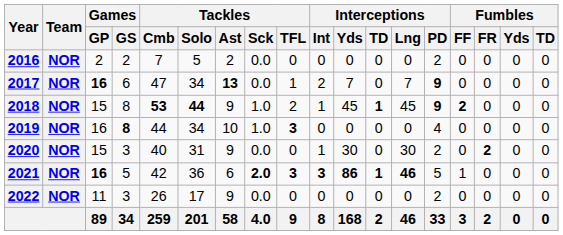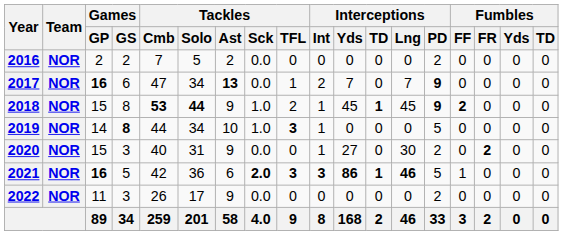(99, 128) 16 -> (99, 128) 14
(321, 128) 0 -> (321, 128) 1
(437, 128) 4 -> (437, 128) 5
(350, 151) 30 -> (350, 151) 27
